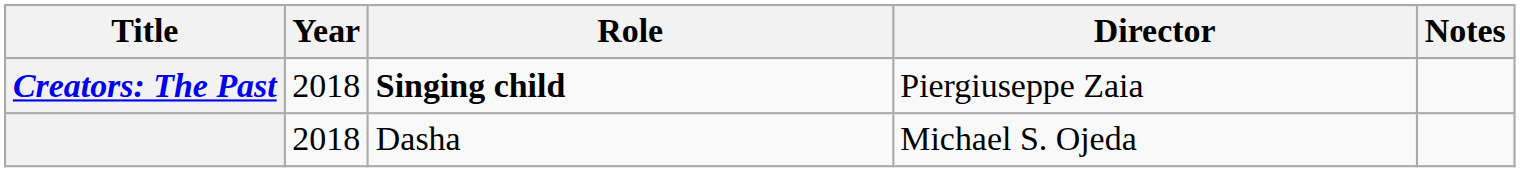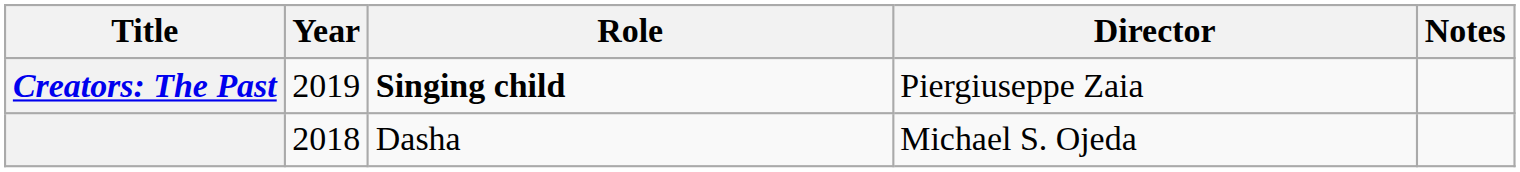(326, 85) 2018 -> (326, 85) 2019
